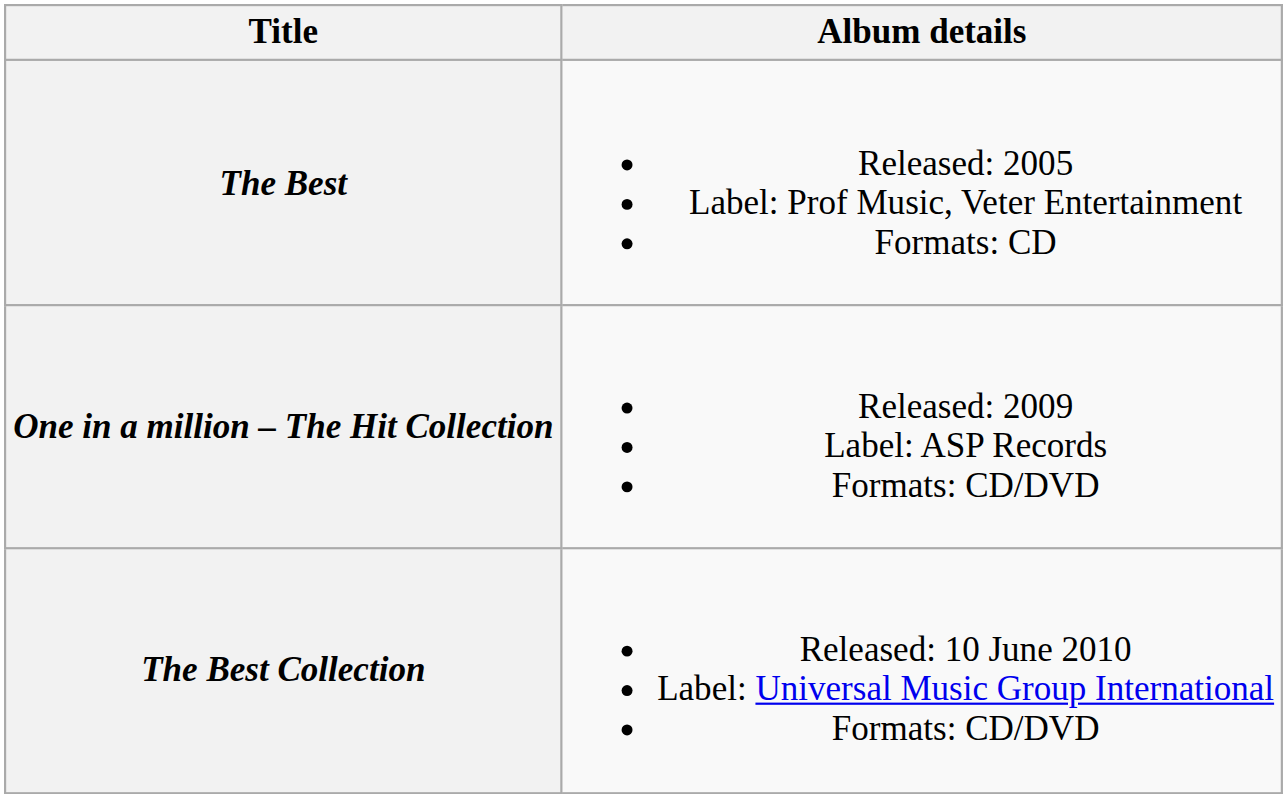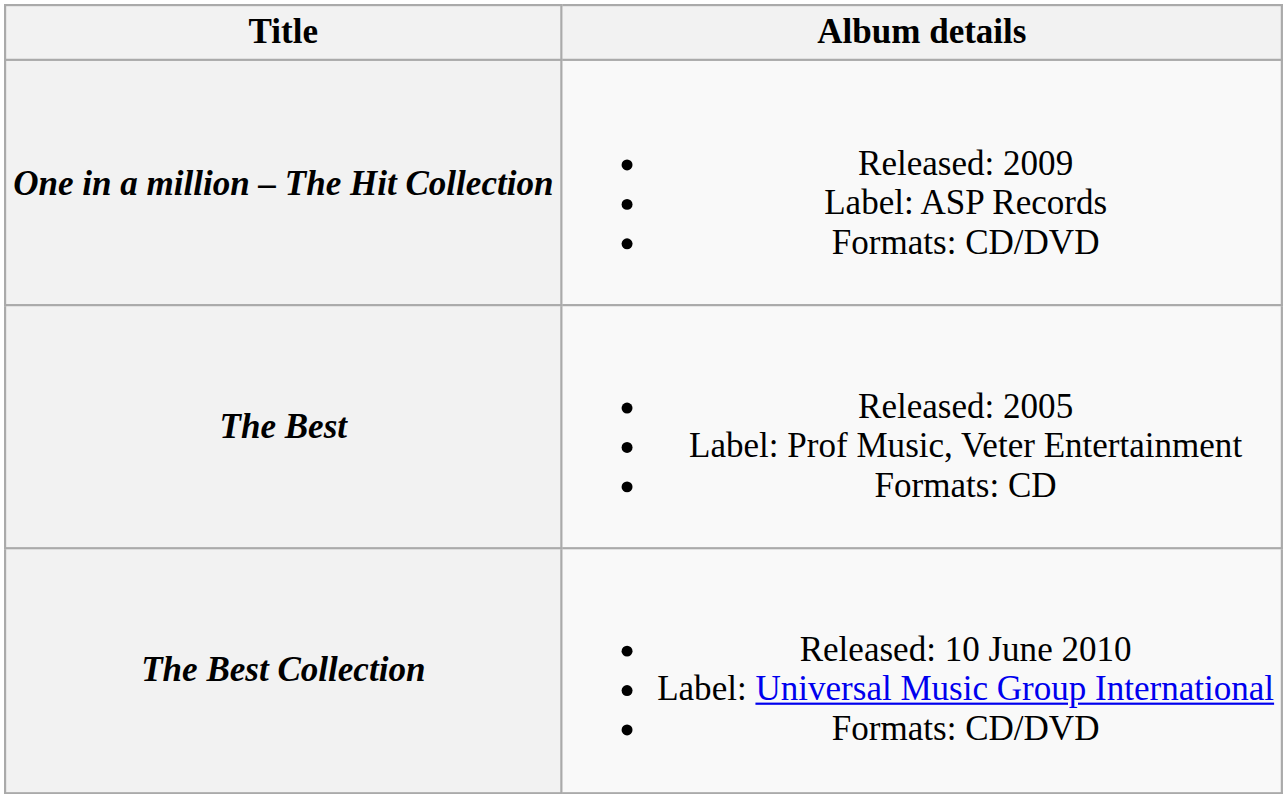rows swapped: (283, 182) <-> (283, 425)
